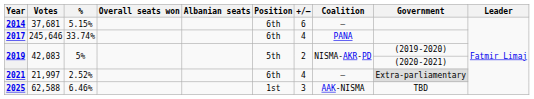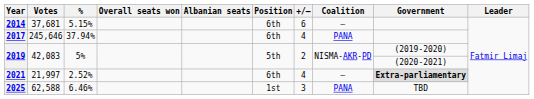(81, 37) 33.74% -> (81, 37) 37.94%
(421, 75) normal -> (421, 75) bold
(343, 88) AAK-NISMA -> (343, 88) PANA
